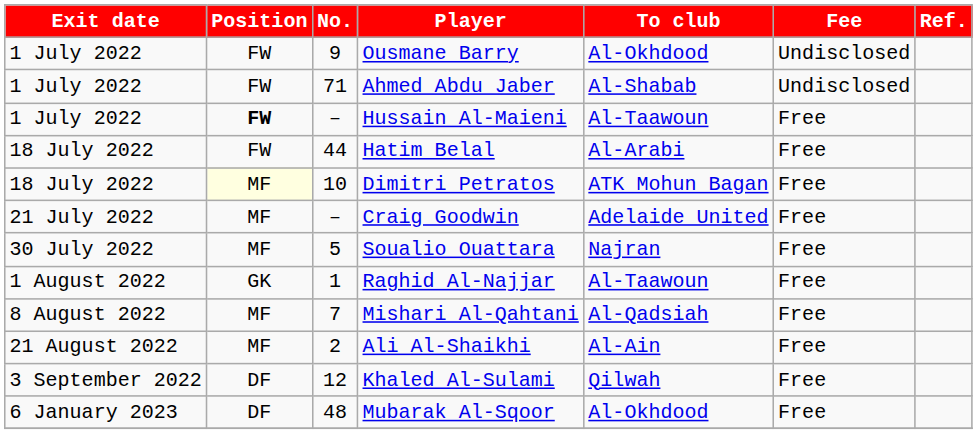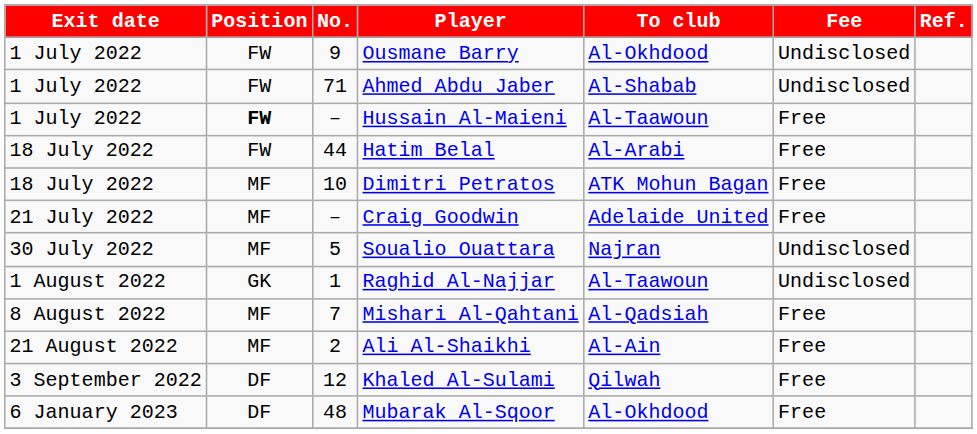(259, 184) lightyellow background -> (259, 184) no background
(802, 249) Free -> (844, 249) Undisclosed
(802, 282) Free -> (844, 282) Undisclosed
